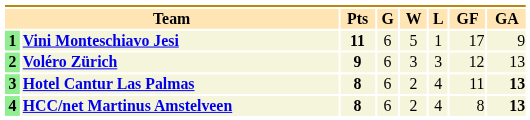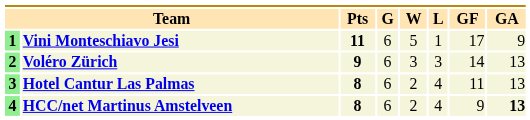(477, 62) 12 -> (477, 62) 14
(517, 84) bold -> (517, 84) normal
(481, 105) 8 -> (481, 105) 9
